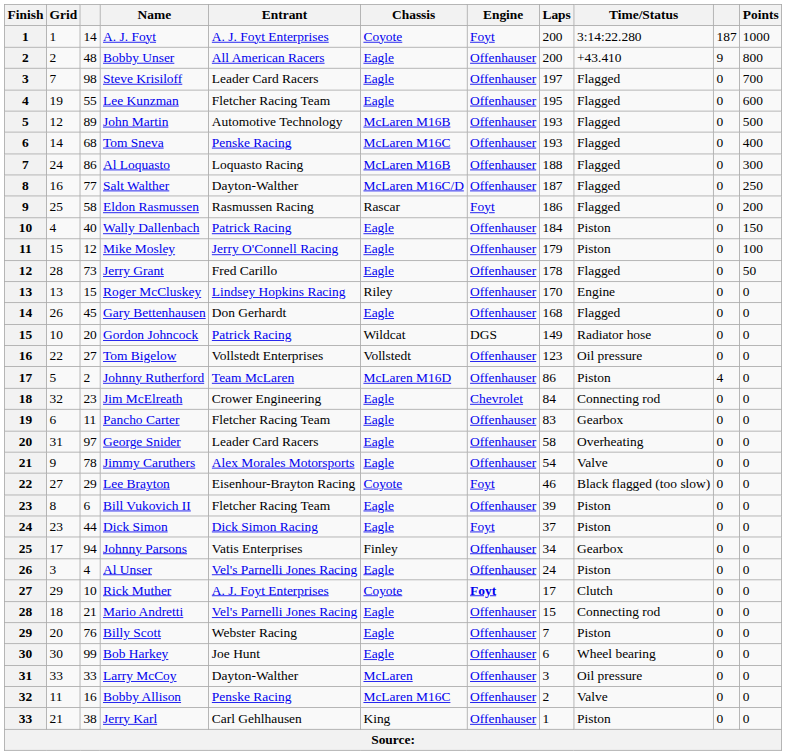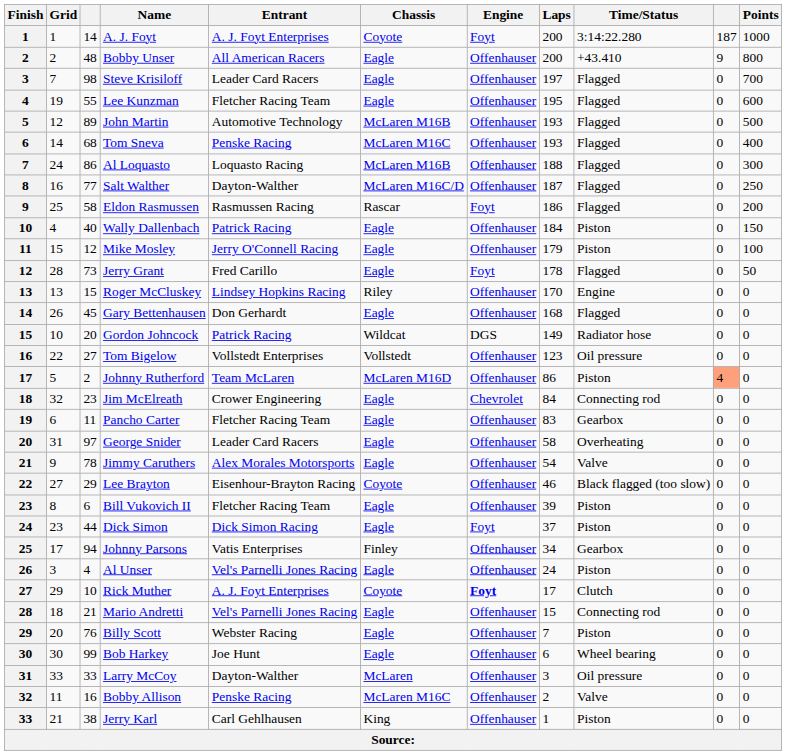(503, 270) Offenhauser -> (482, 270) Foyt
(720, 377) no background -> (720, 377) lightsalmon background
(482, 484) Foyt -> (503, 484) Offenhauser
